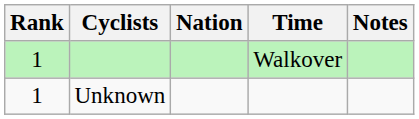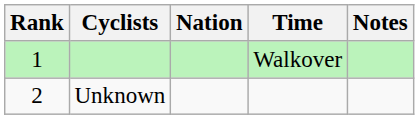(37, 95) 1 -> (37, 95) 2
